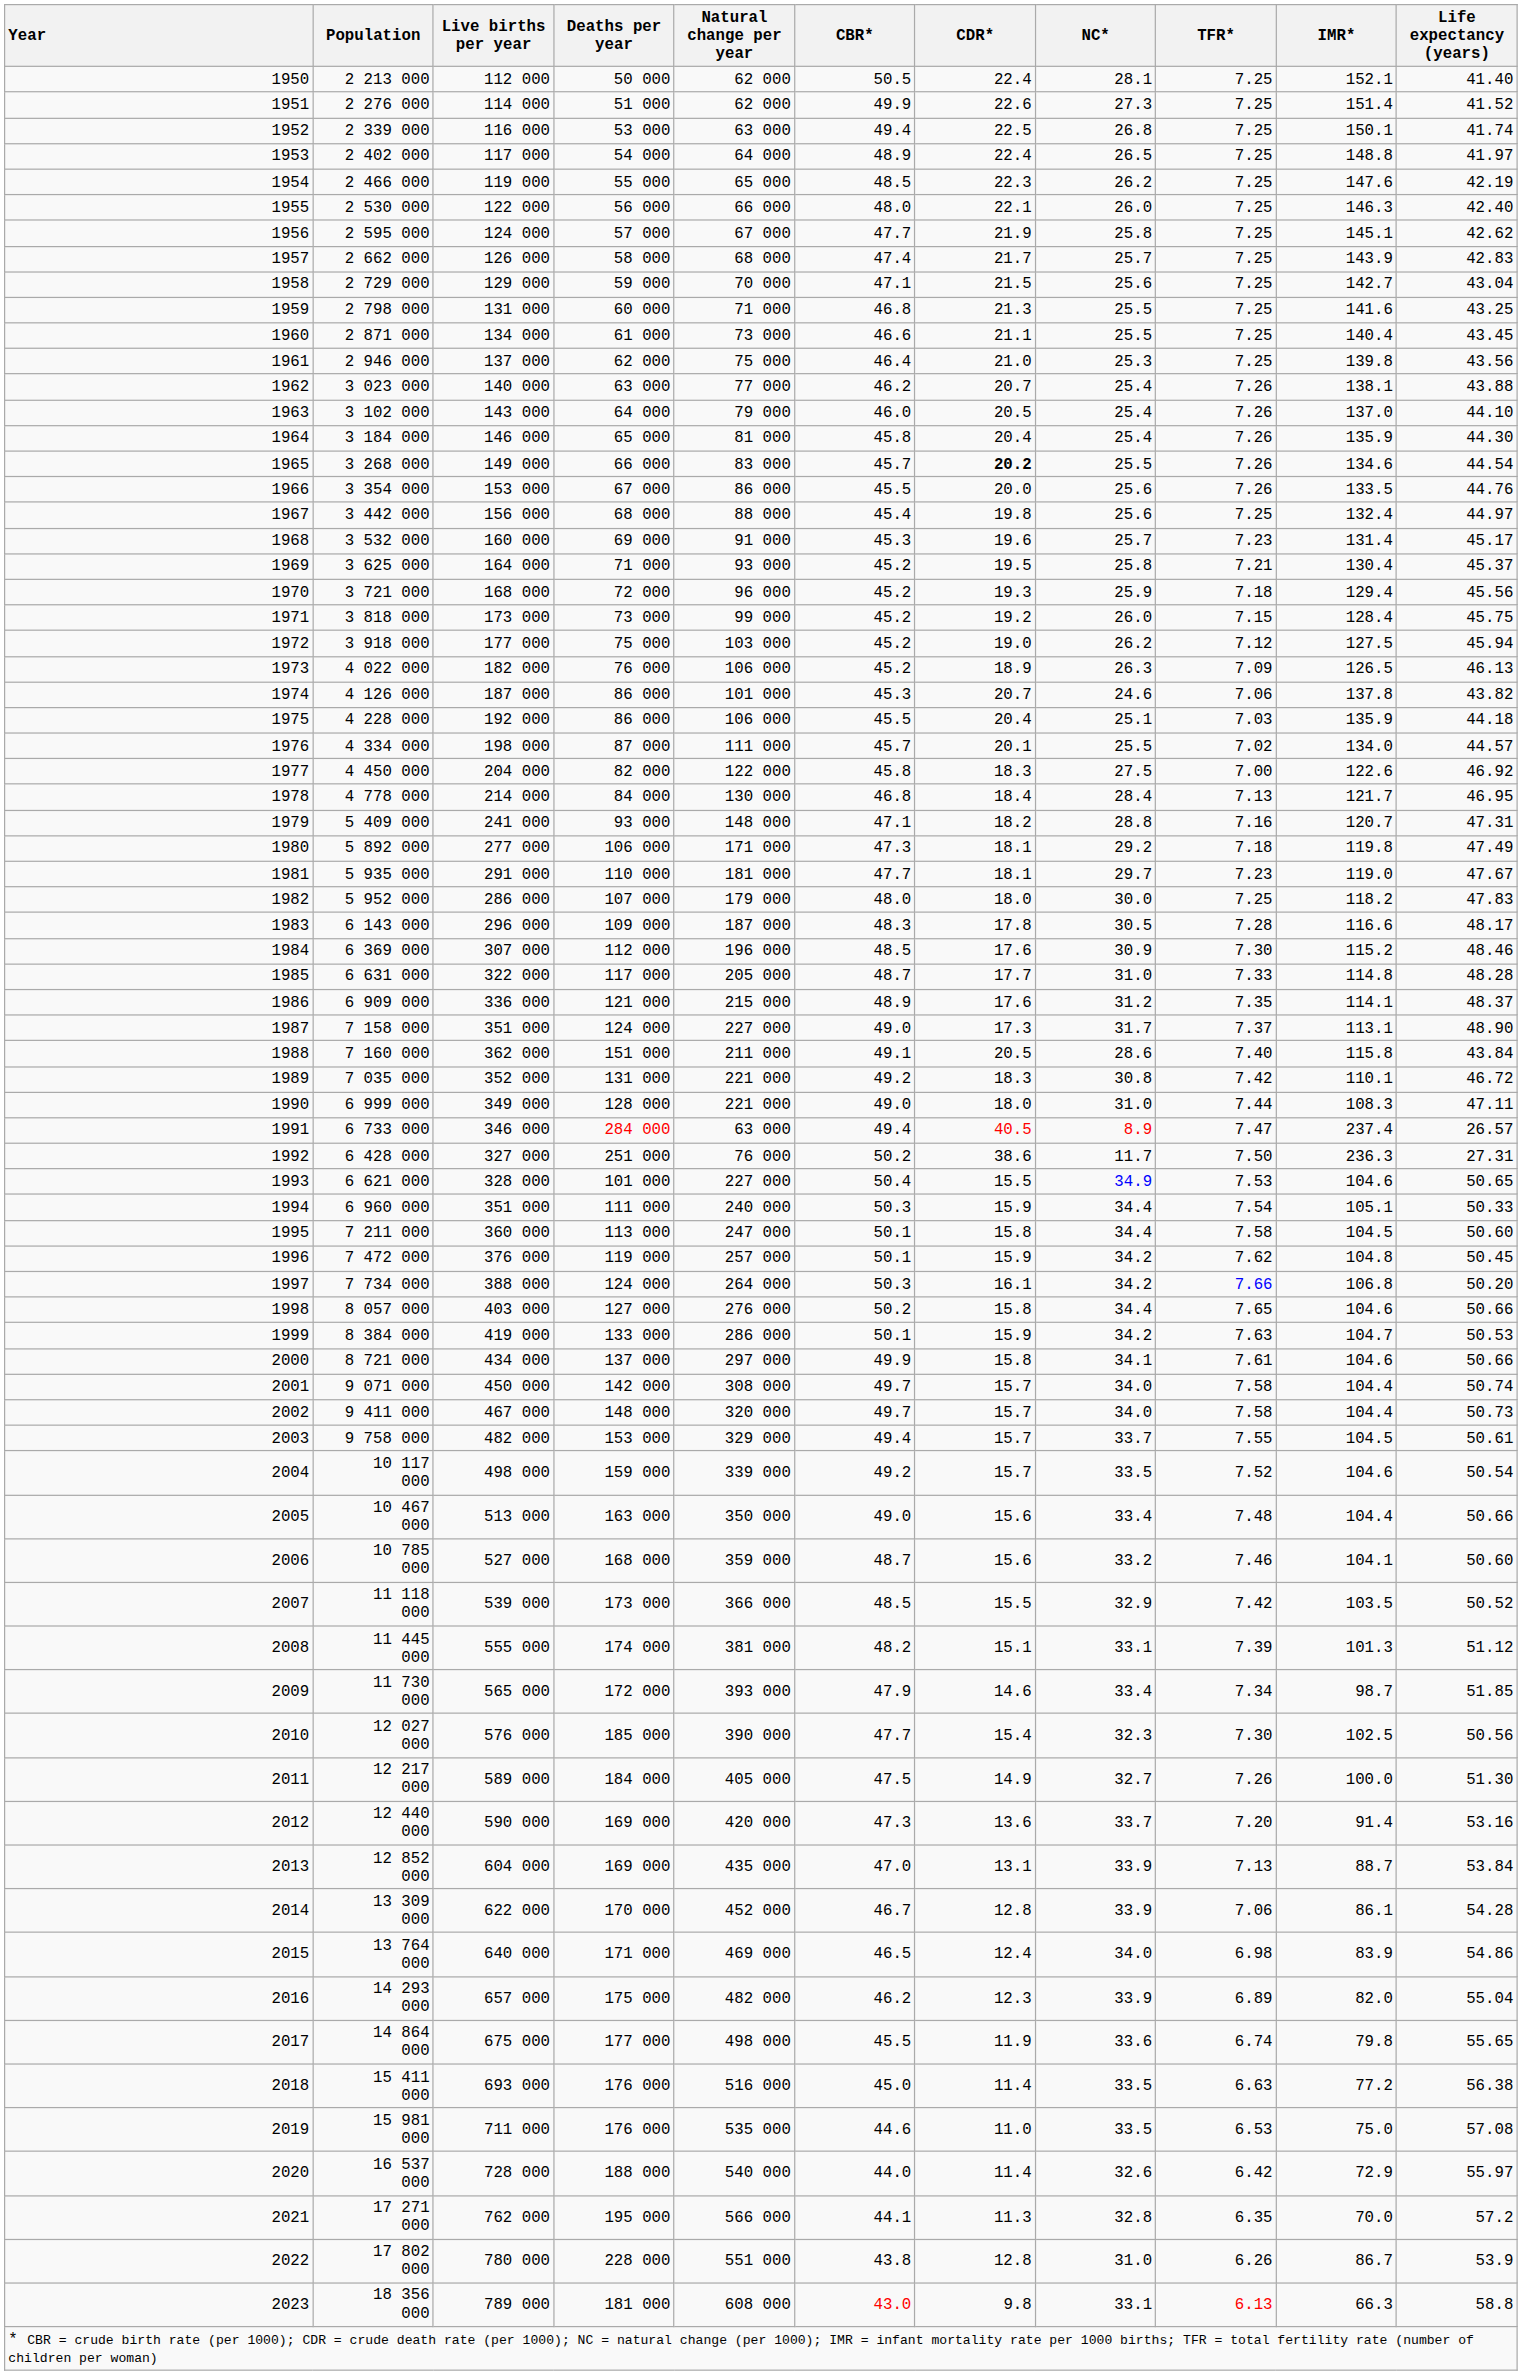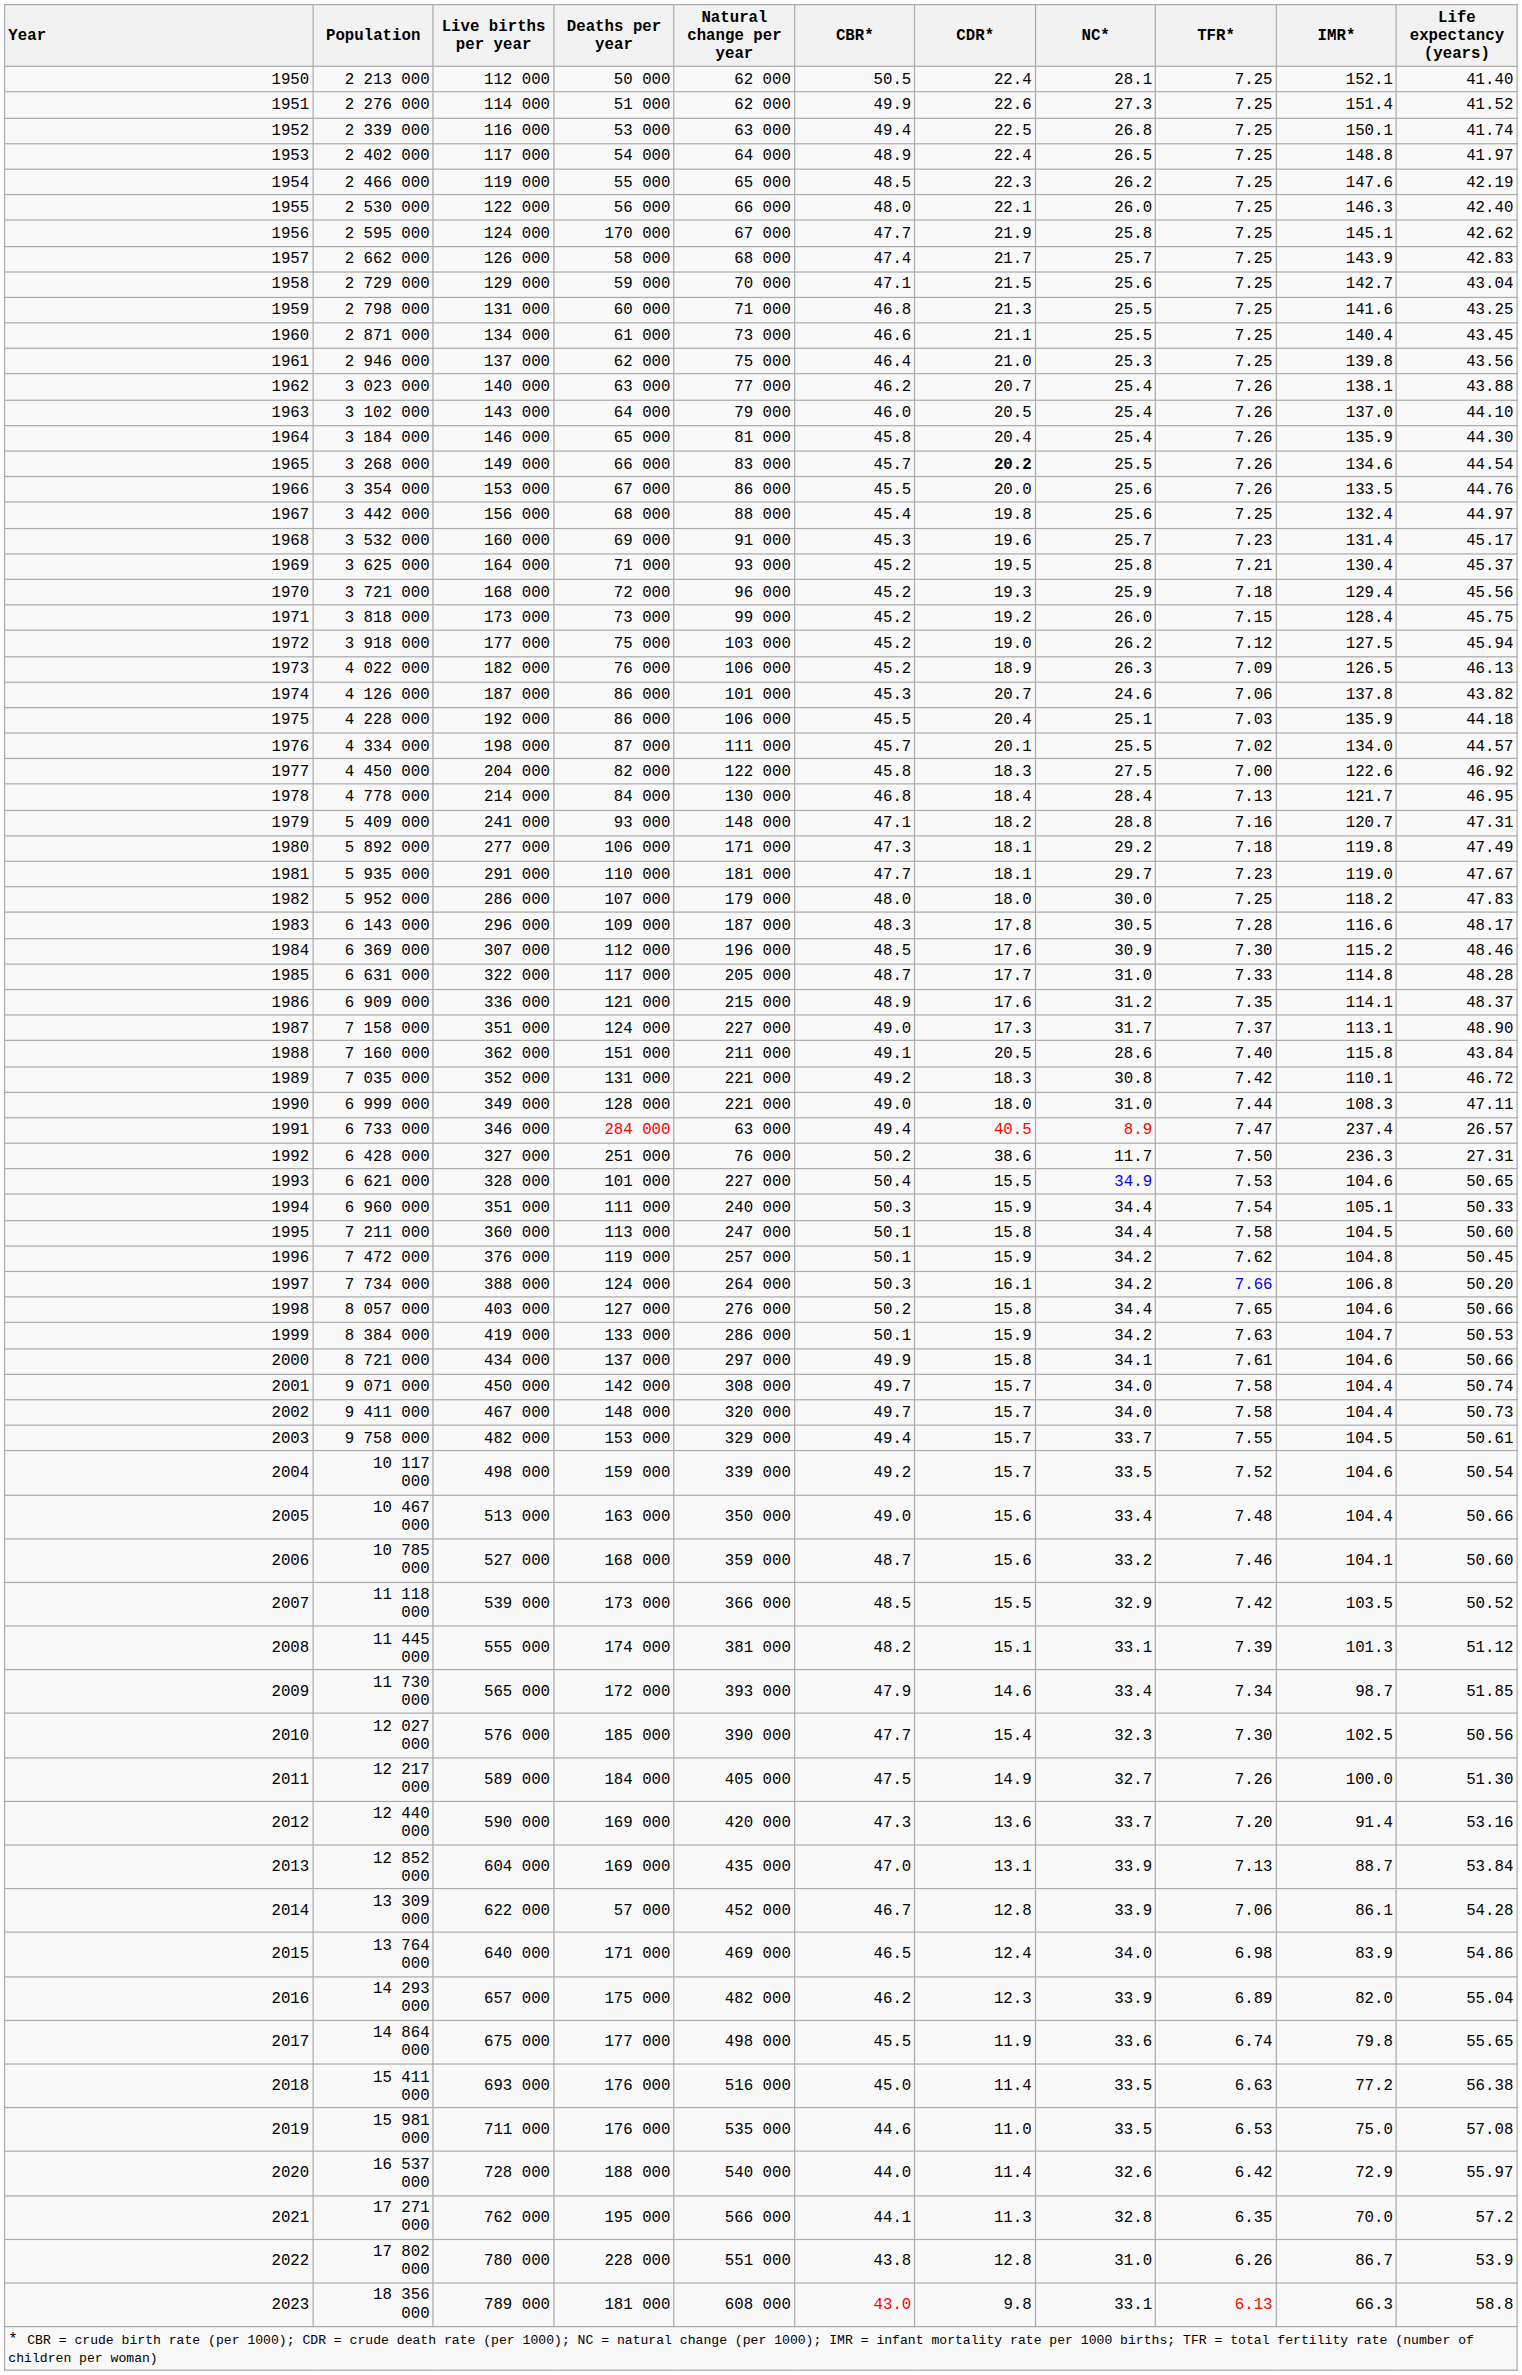(633, 233) 57 000 -> (628, 233) 170 000
(628, 1911) 170 000 -> (633, 1911) 57 000
